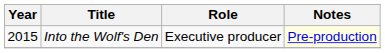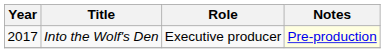(23, 36) 2015 -> (23, 36) 2017
